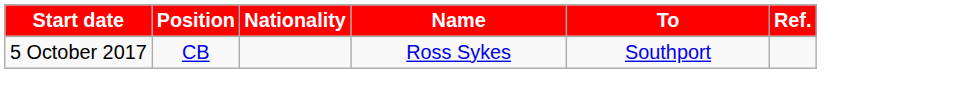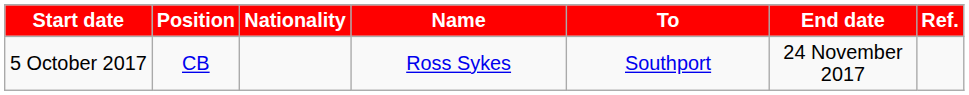+ column: (843, 21)
